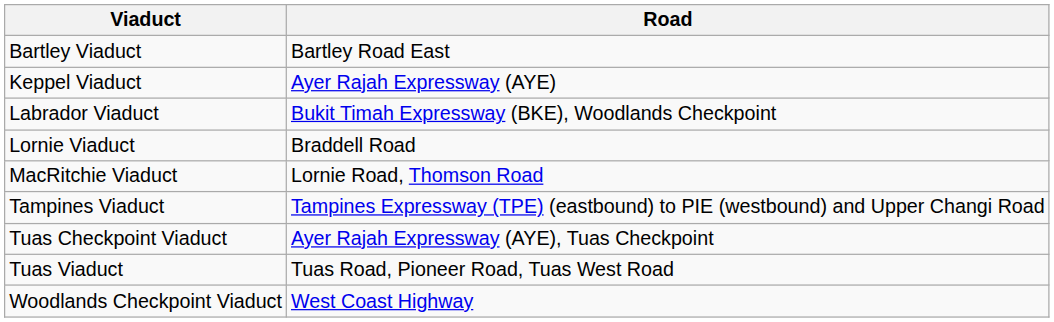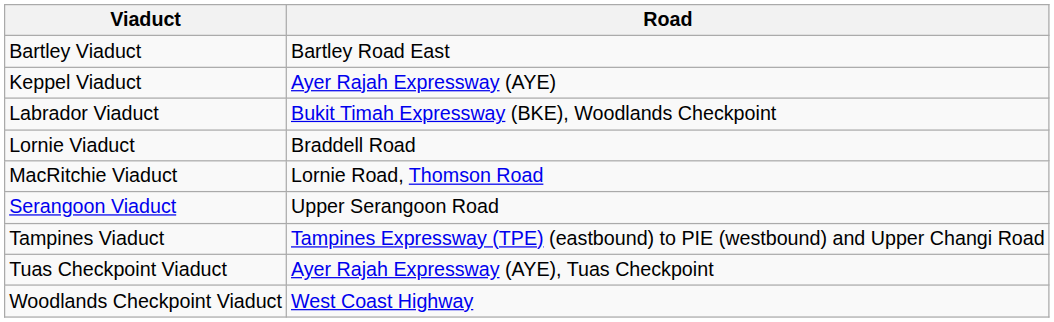+ row: (93, 207)
- row: (66, 269)
